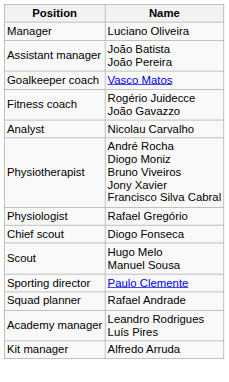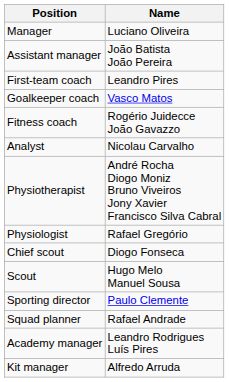+ row: (49, 80)
